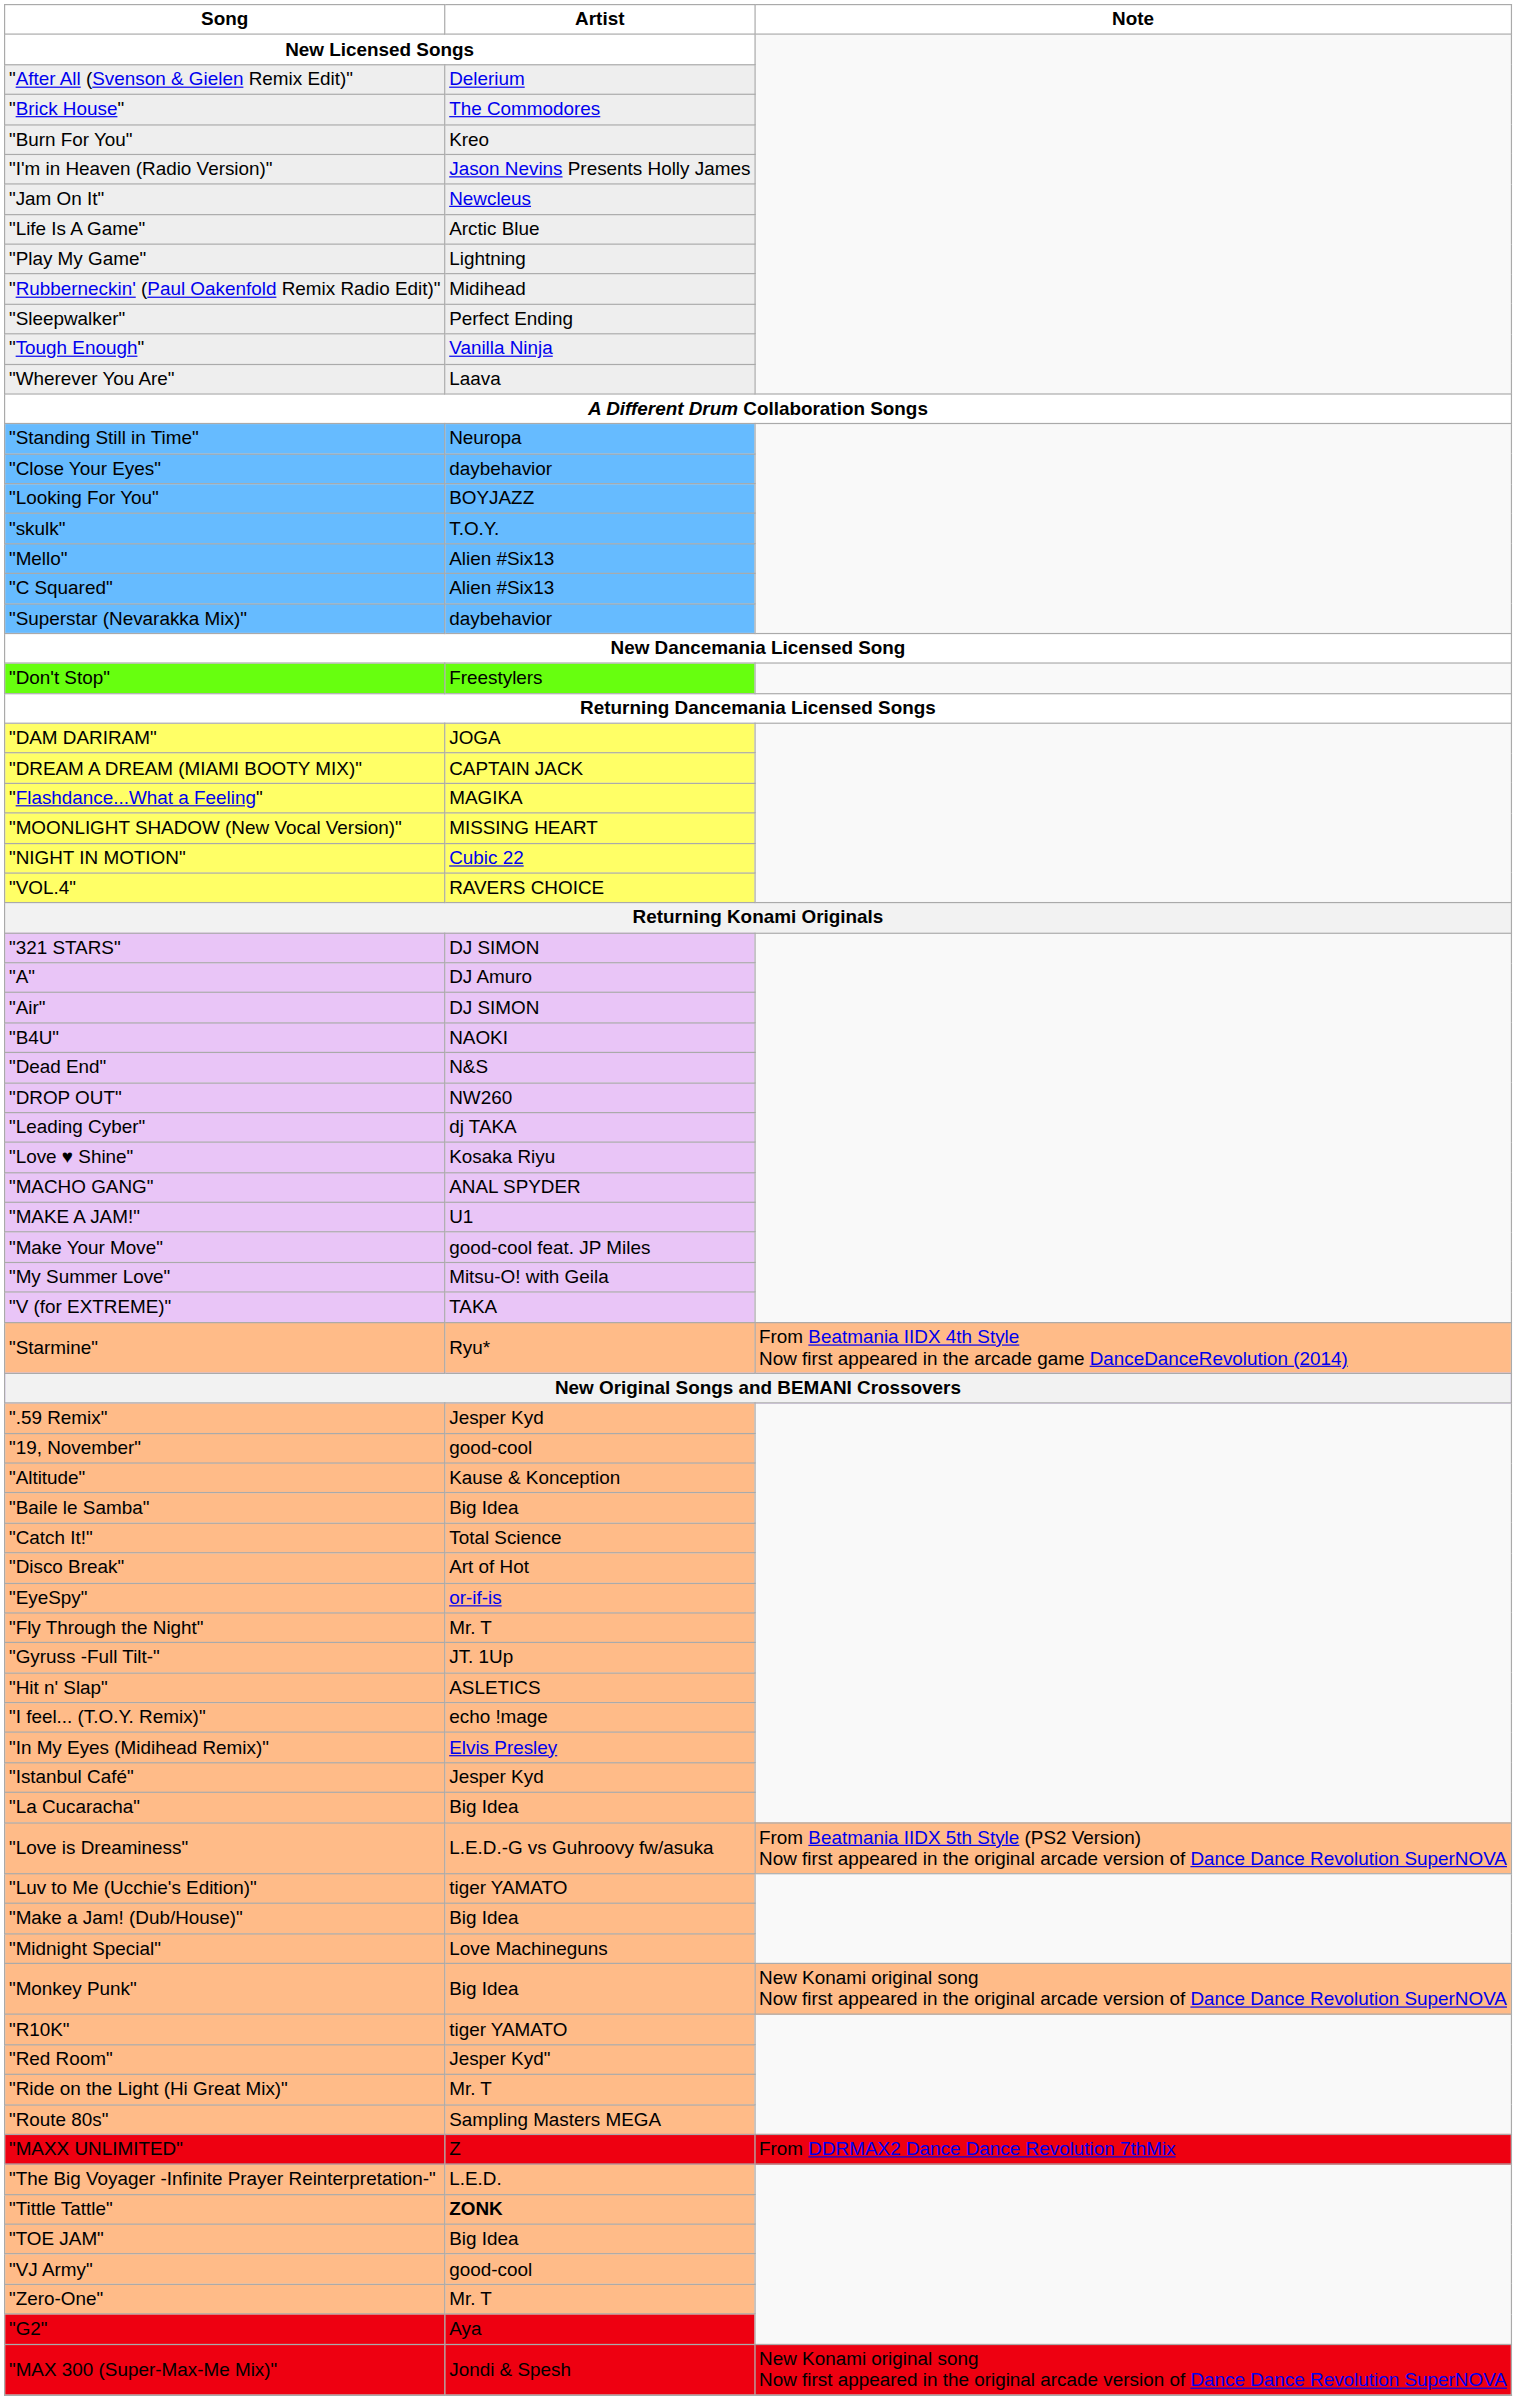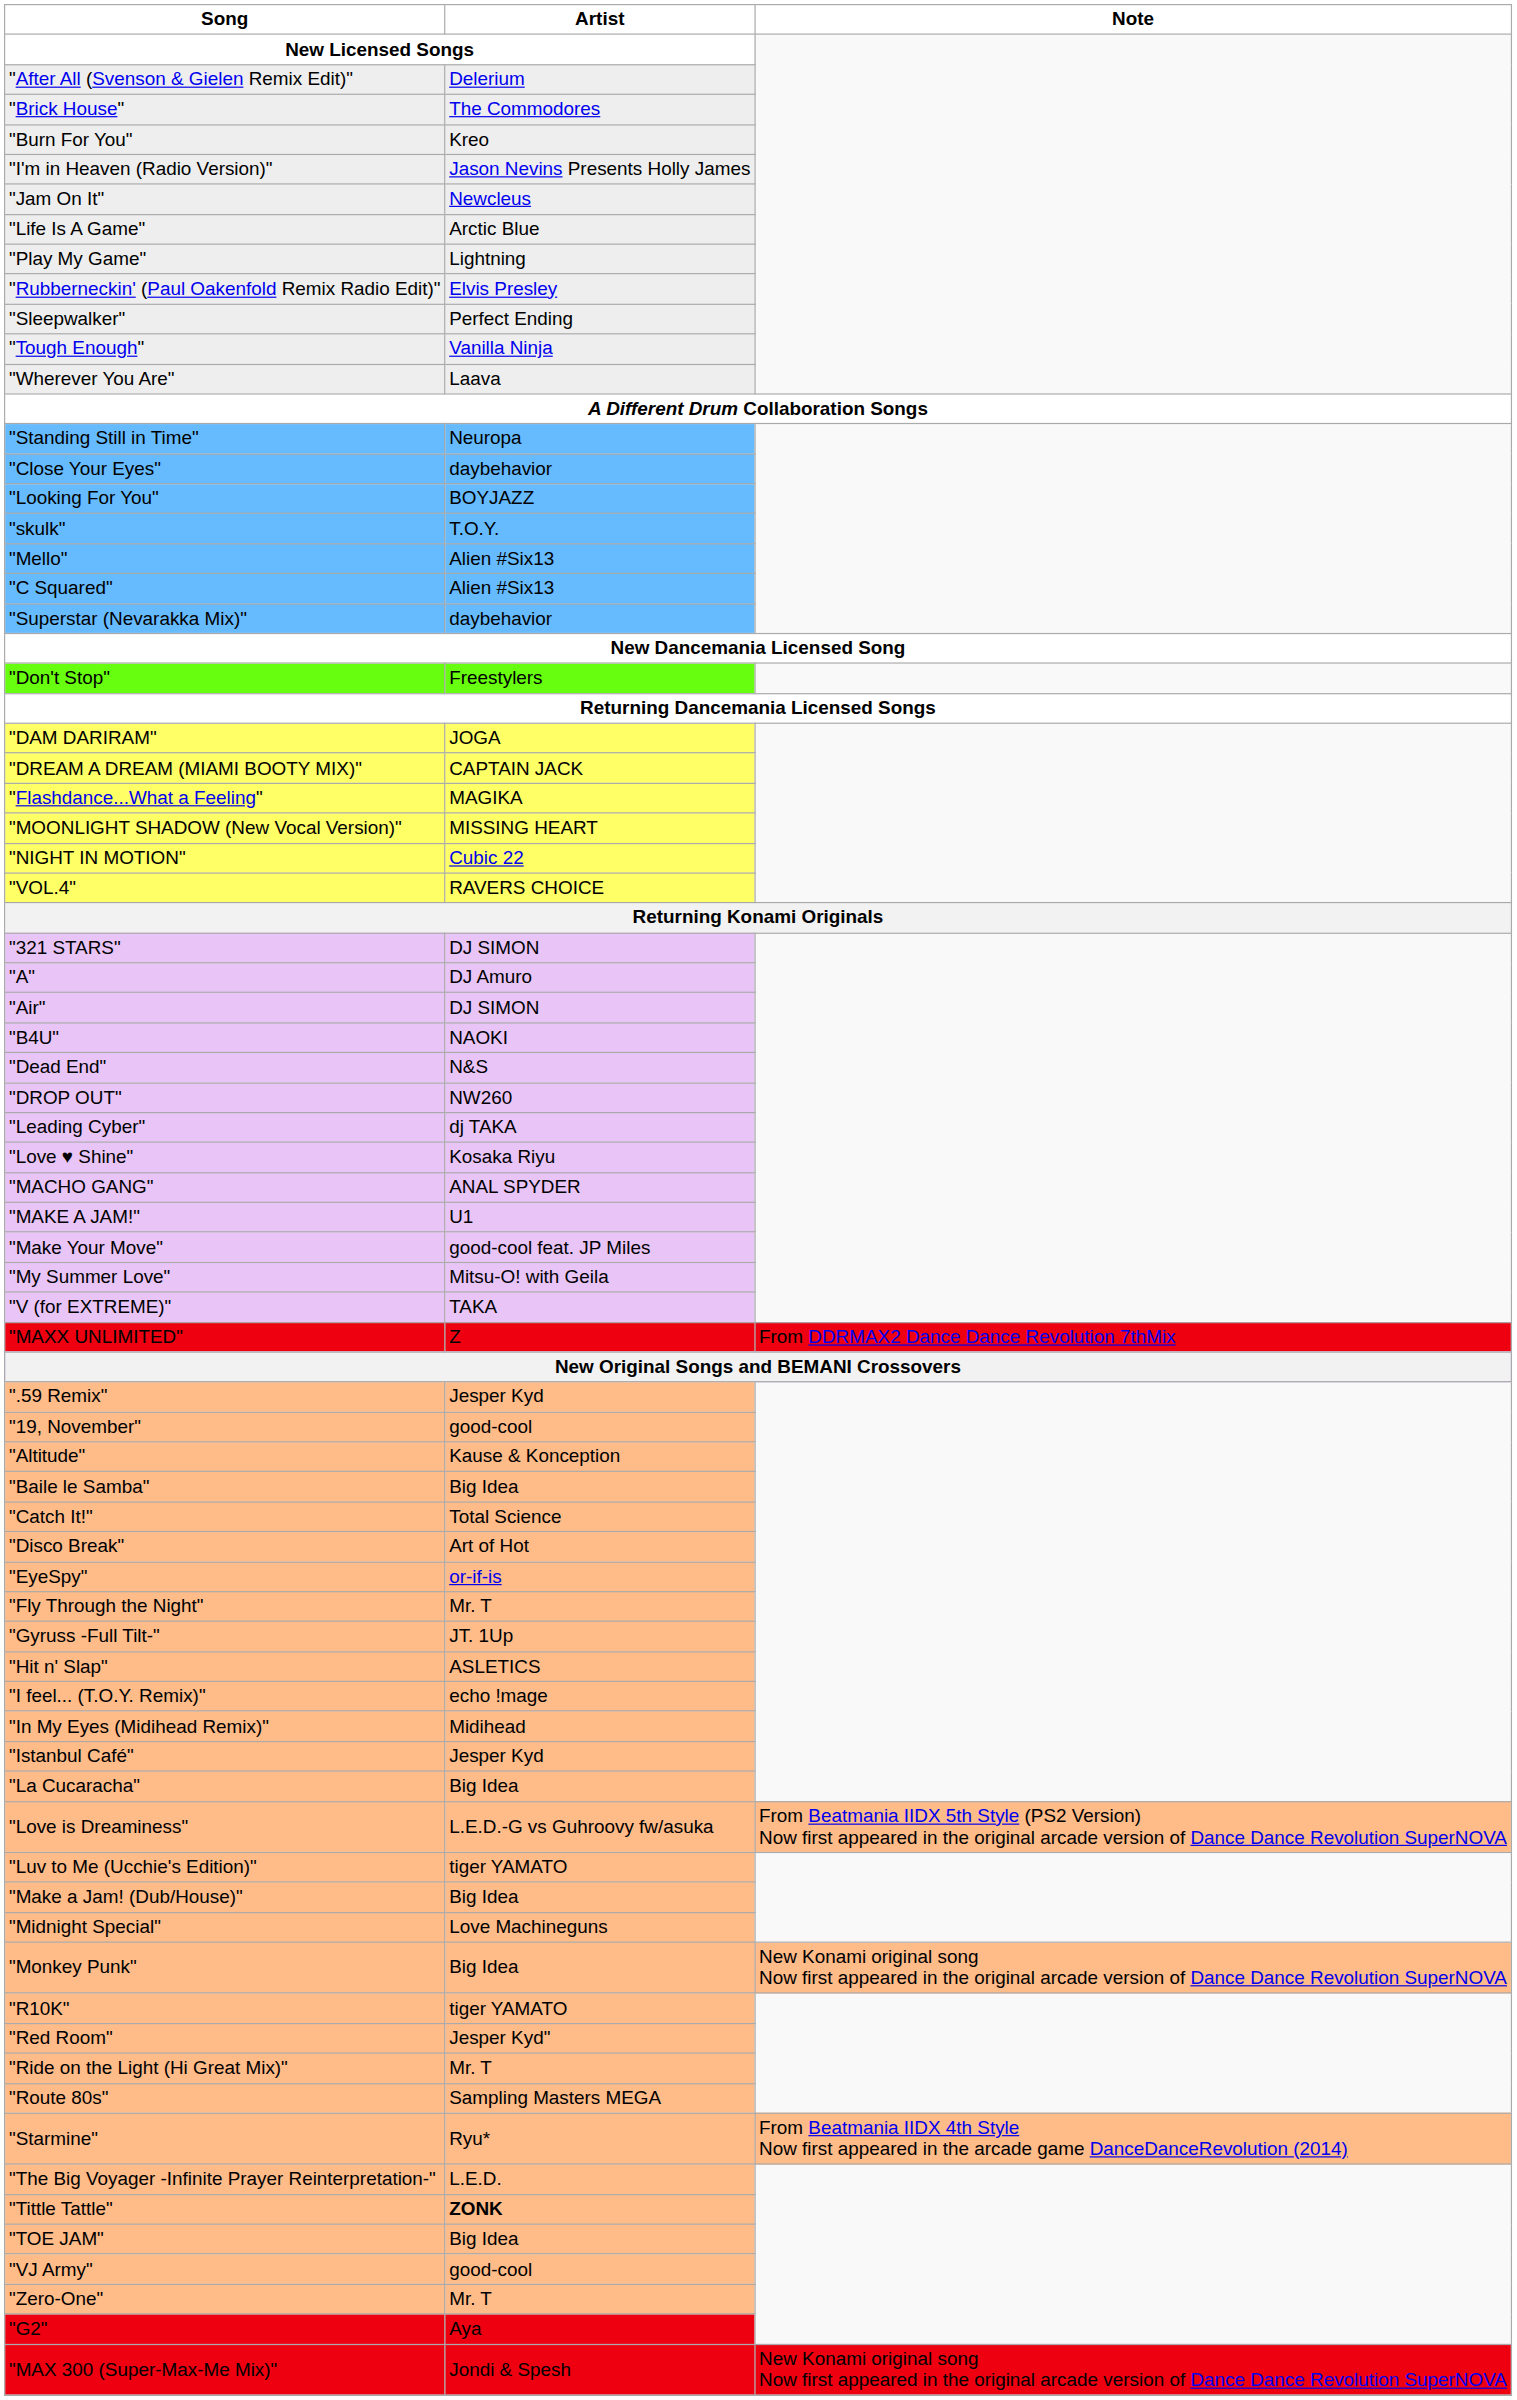(488, 288) Midihead -> (503, 288) Elvis Presley
rows swapped: (96, 2149) <-> (53, 1347)
(503, 1747) Elvis Presley -> (488, 1726) Midihead
